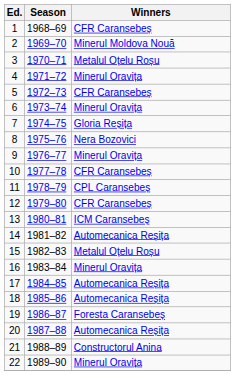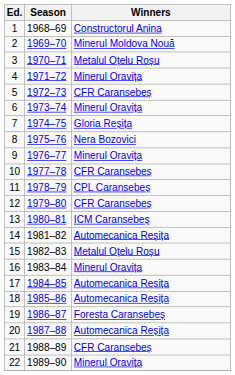(113, 29) CFR Caransebeș -> (118, 29) Constructorul Anina
(118, 347) Constructorul Anina -> (113, 347) CFR Caransebeș
